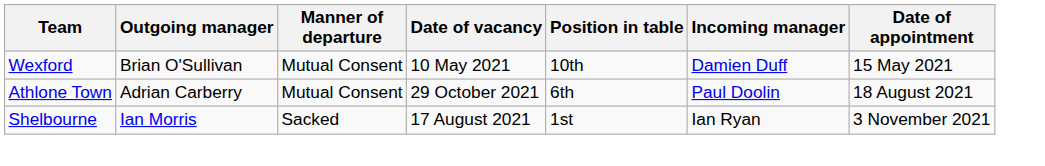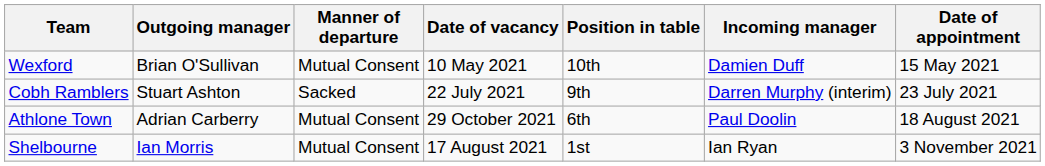+ row: (69, 92)
(310, 119) Sacked -> (359, 147) Mutual Consent
